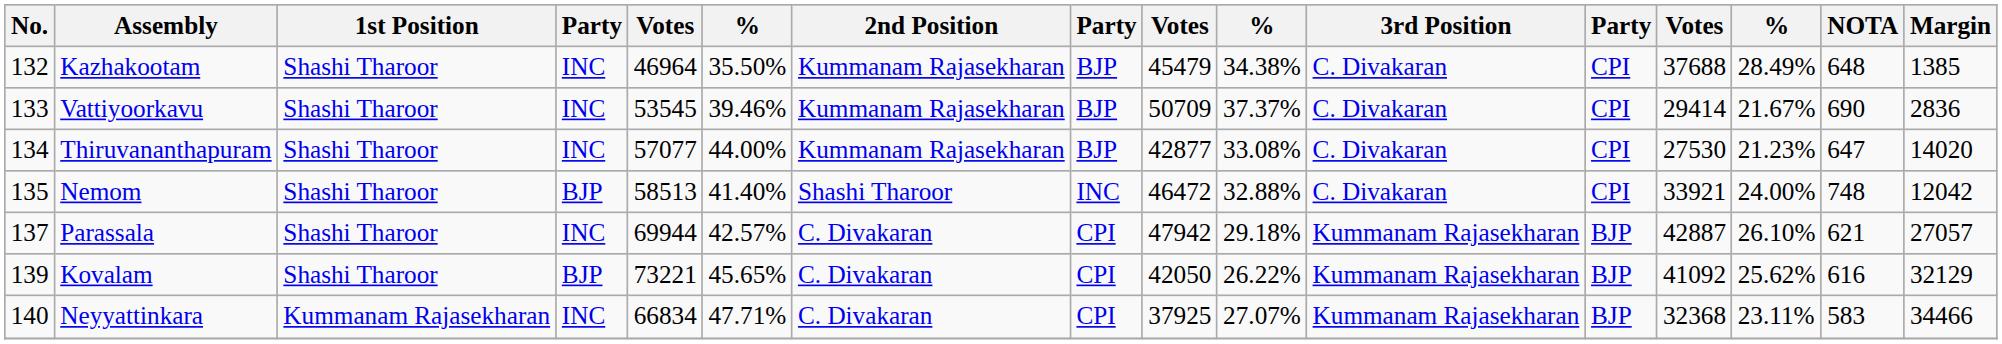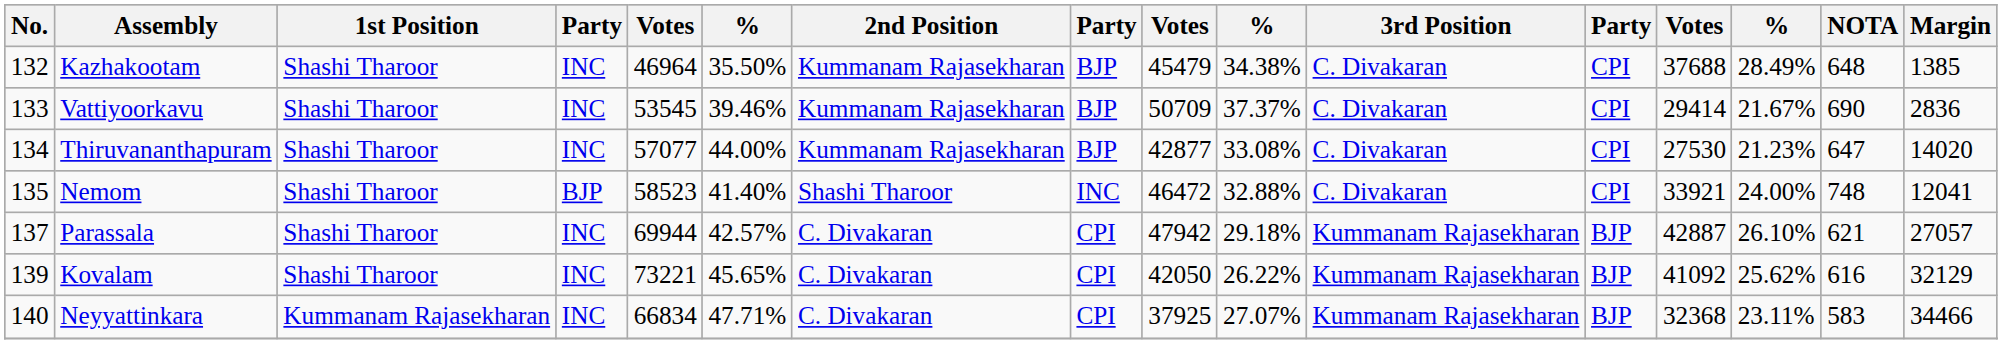(665, 191) 58513 -> (665, 191) 58523
(1941, 191) 12042 -> (1941, 191) 12041
(582, 275) BJP -> (584, 275) INC
